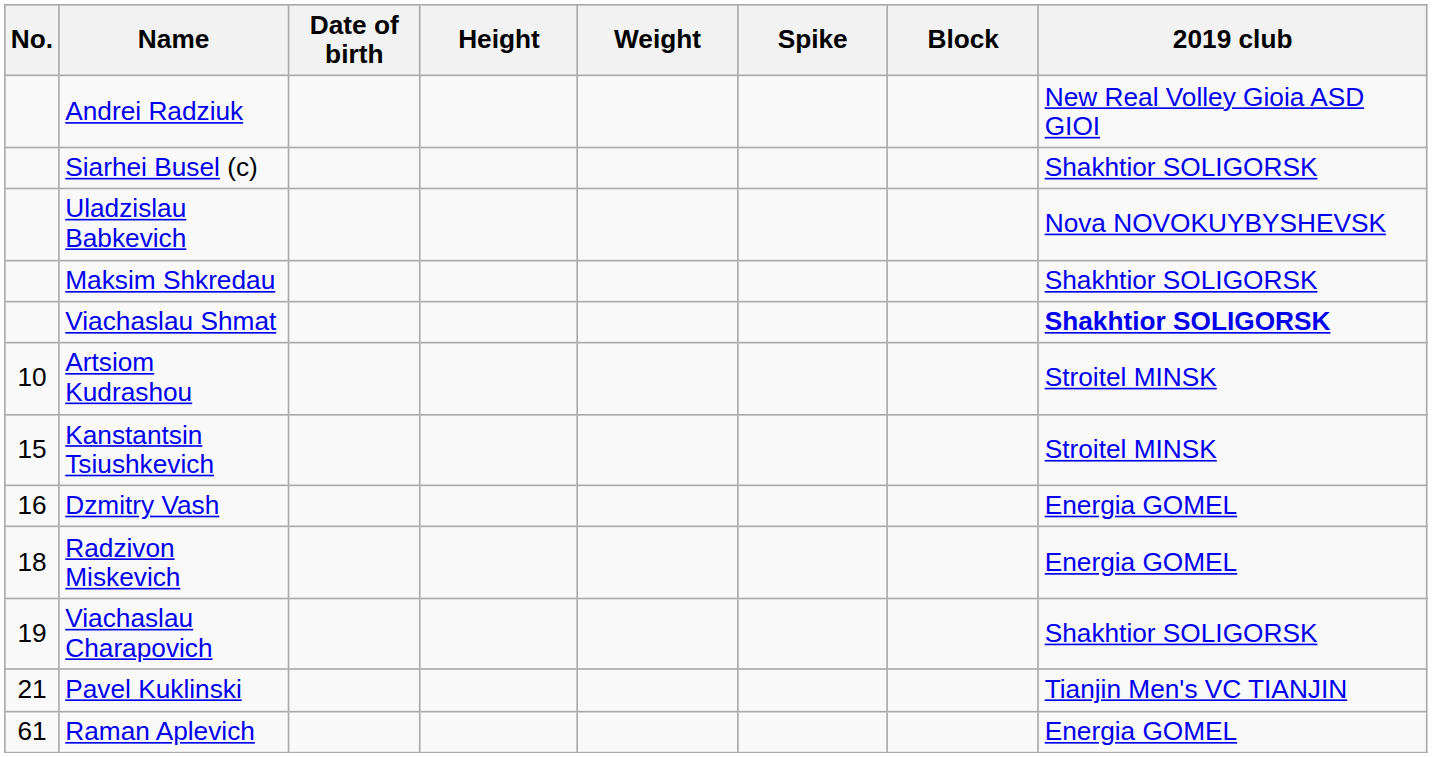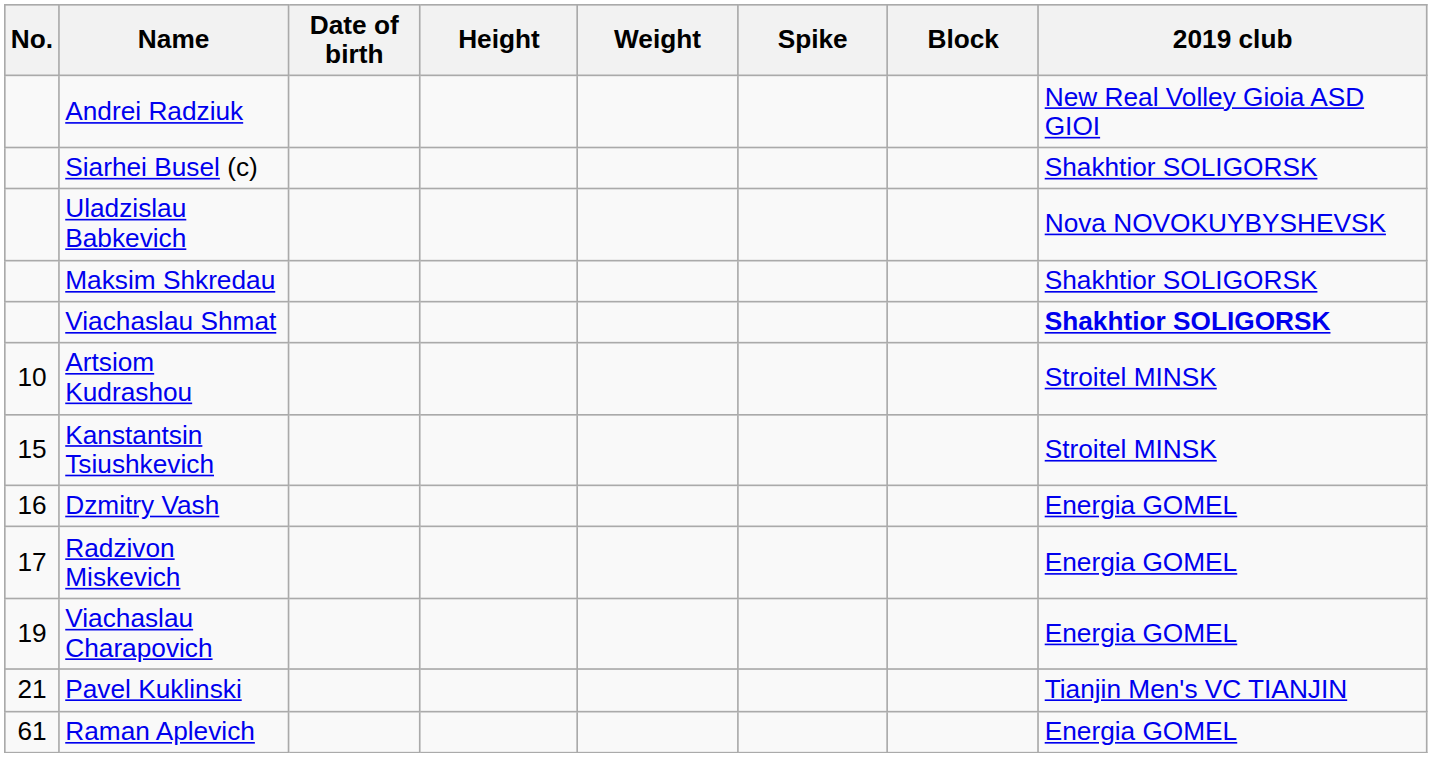(32, 562) 18 -> (32, 562) 17
(1181, 633) Shakhtior SOLIGORSK -> (1141, 633) Energia GOMEL
